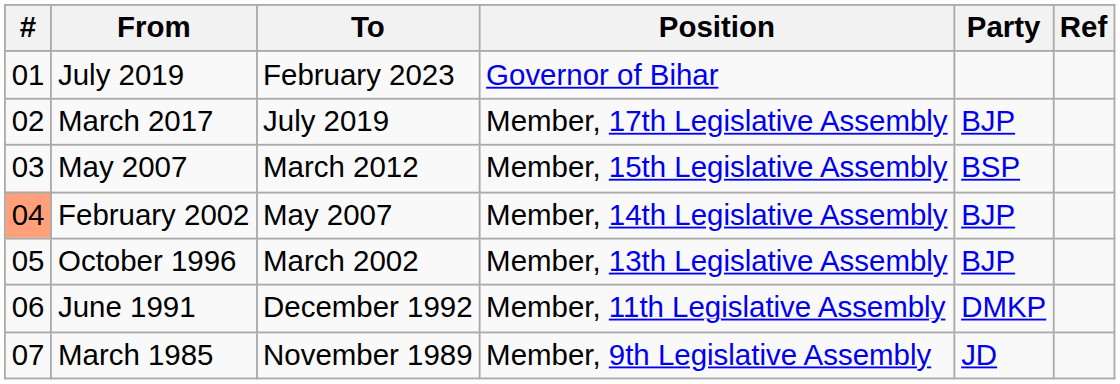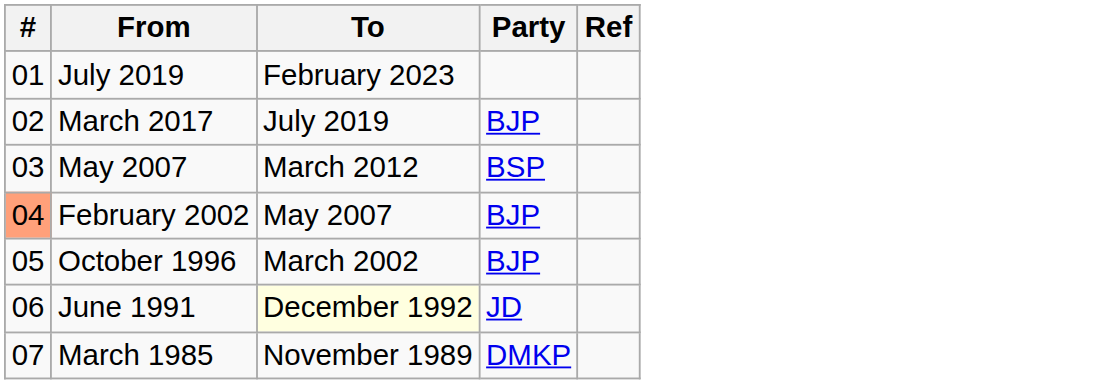- column: (717, 27)
(368, 307) no background -> (368, 307) lightyellow background
(1004, 307) DMKP -> (504, 307) JD
(979, 354) JD -> (529, 354) DMKP
